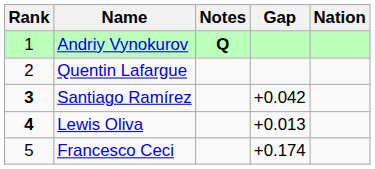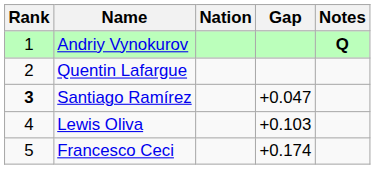columns swapped: (340, 17) <-> (223, 17)
(280, 97) +0.042 -> (285, 97) +0.047
(29, 124) bold -> (29, 124) normal
(280, 124) +0.013 -> (285, 124) +0.103
